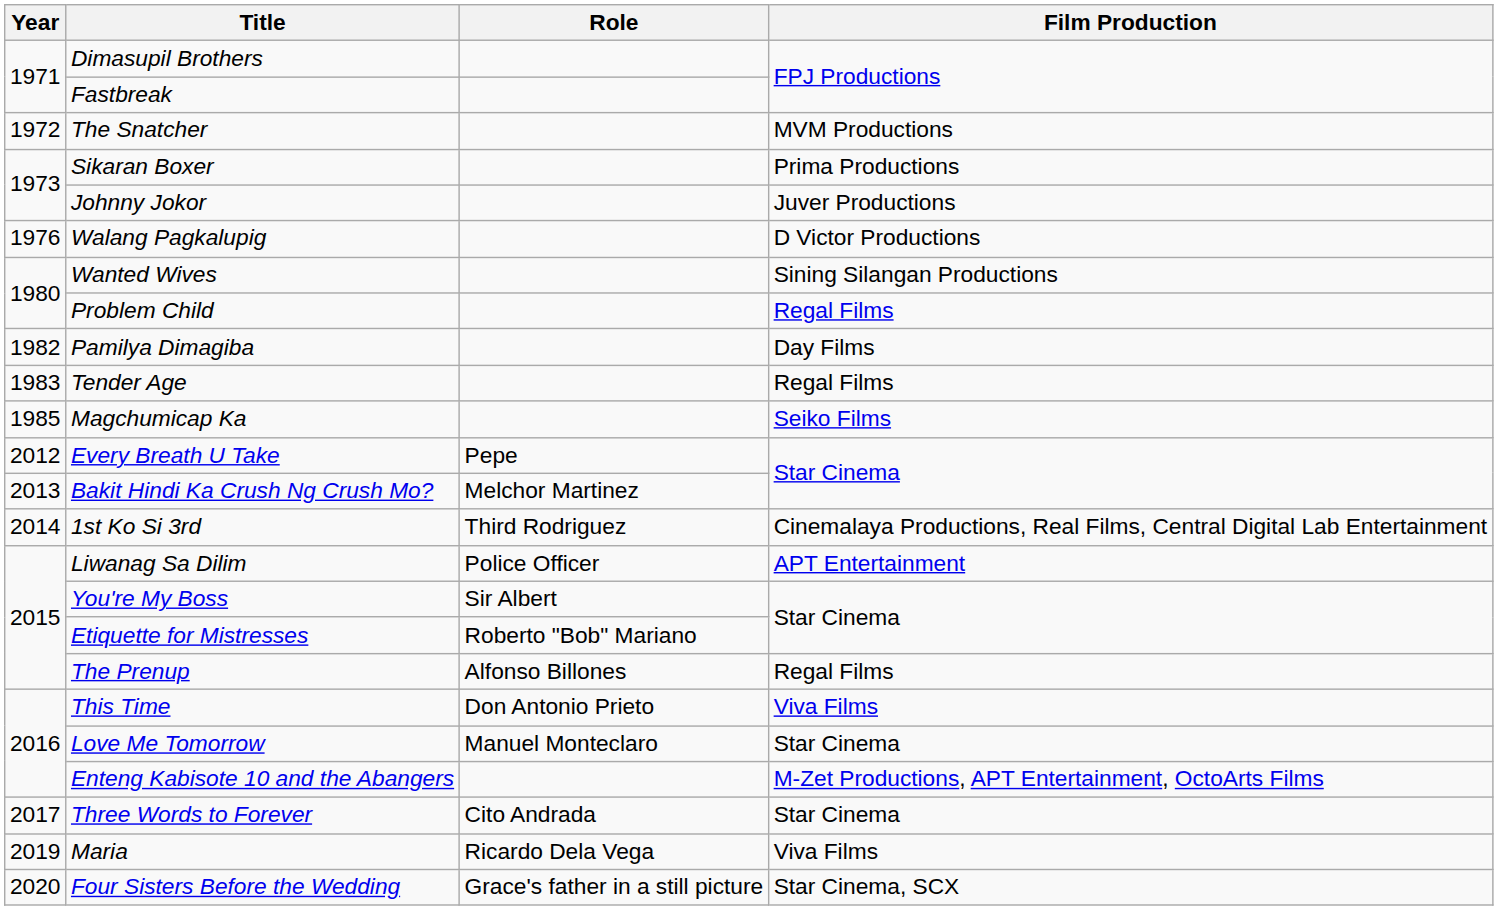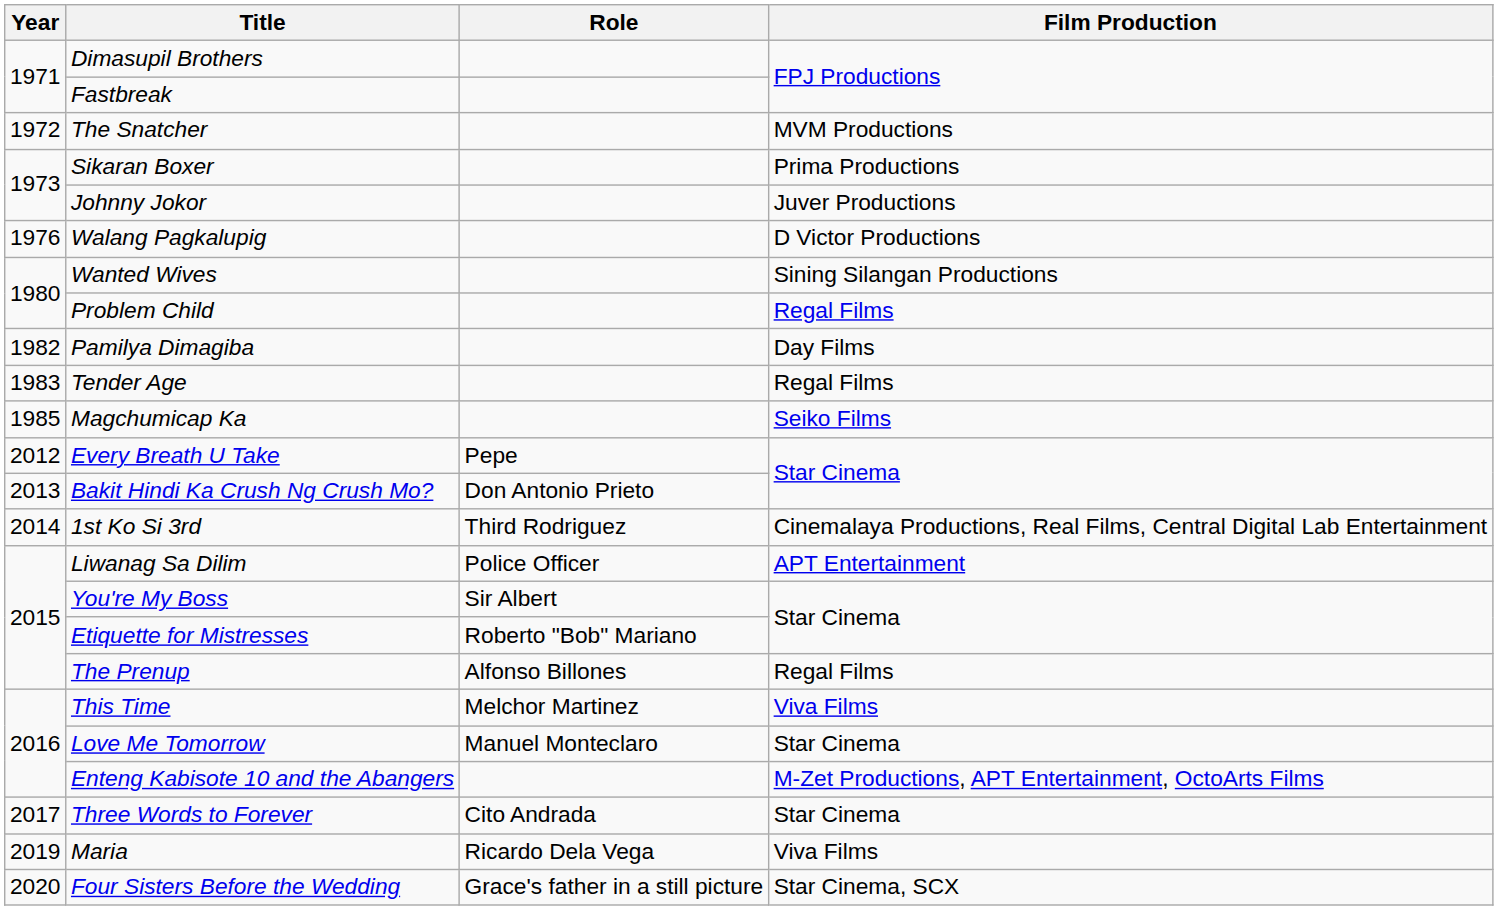(552, 490) Melchor Martinez -> (559, 490) Don Antonio Prieto
(559, 707) Don Antonio Prieto -> (552, 707) Melchor Martinez
